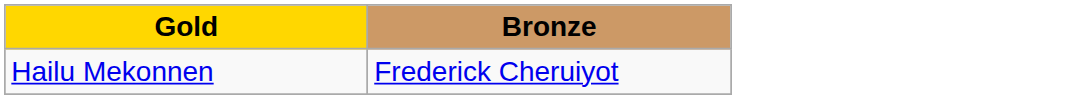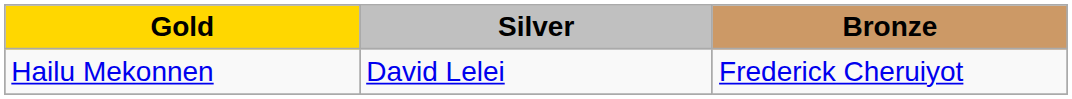+ column: (536, 26)
